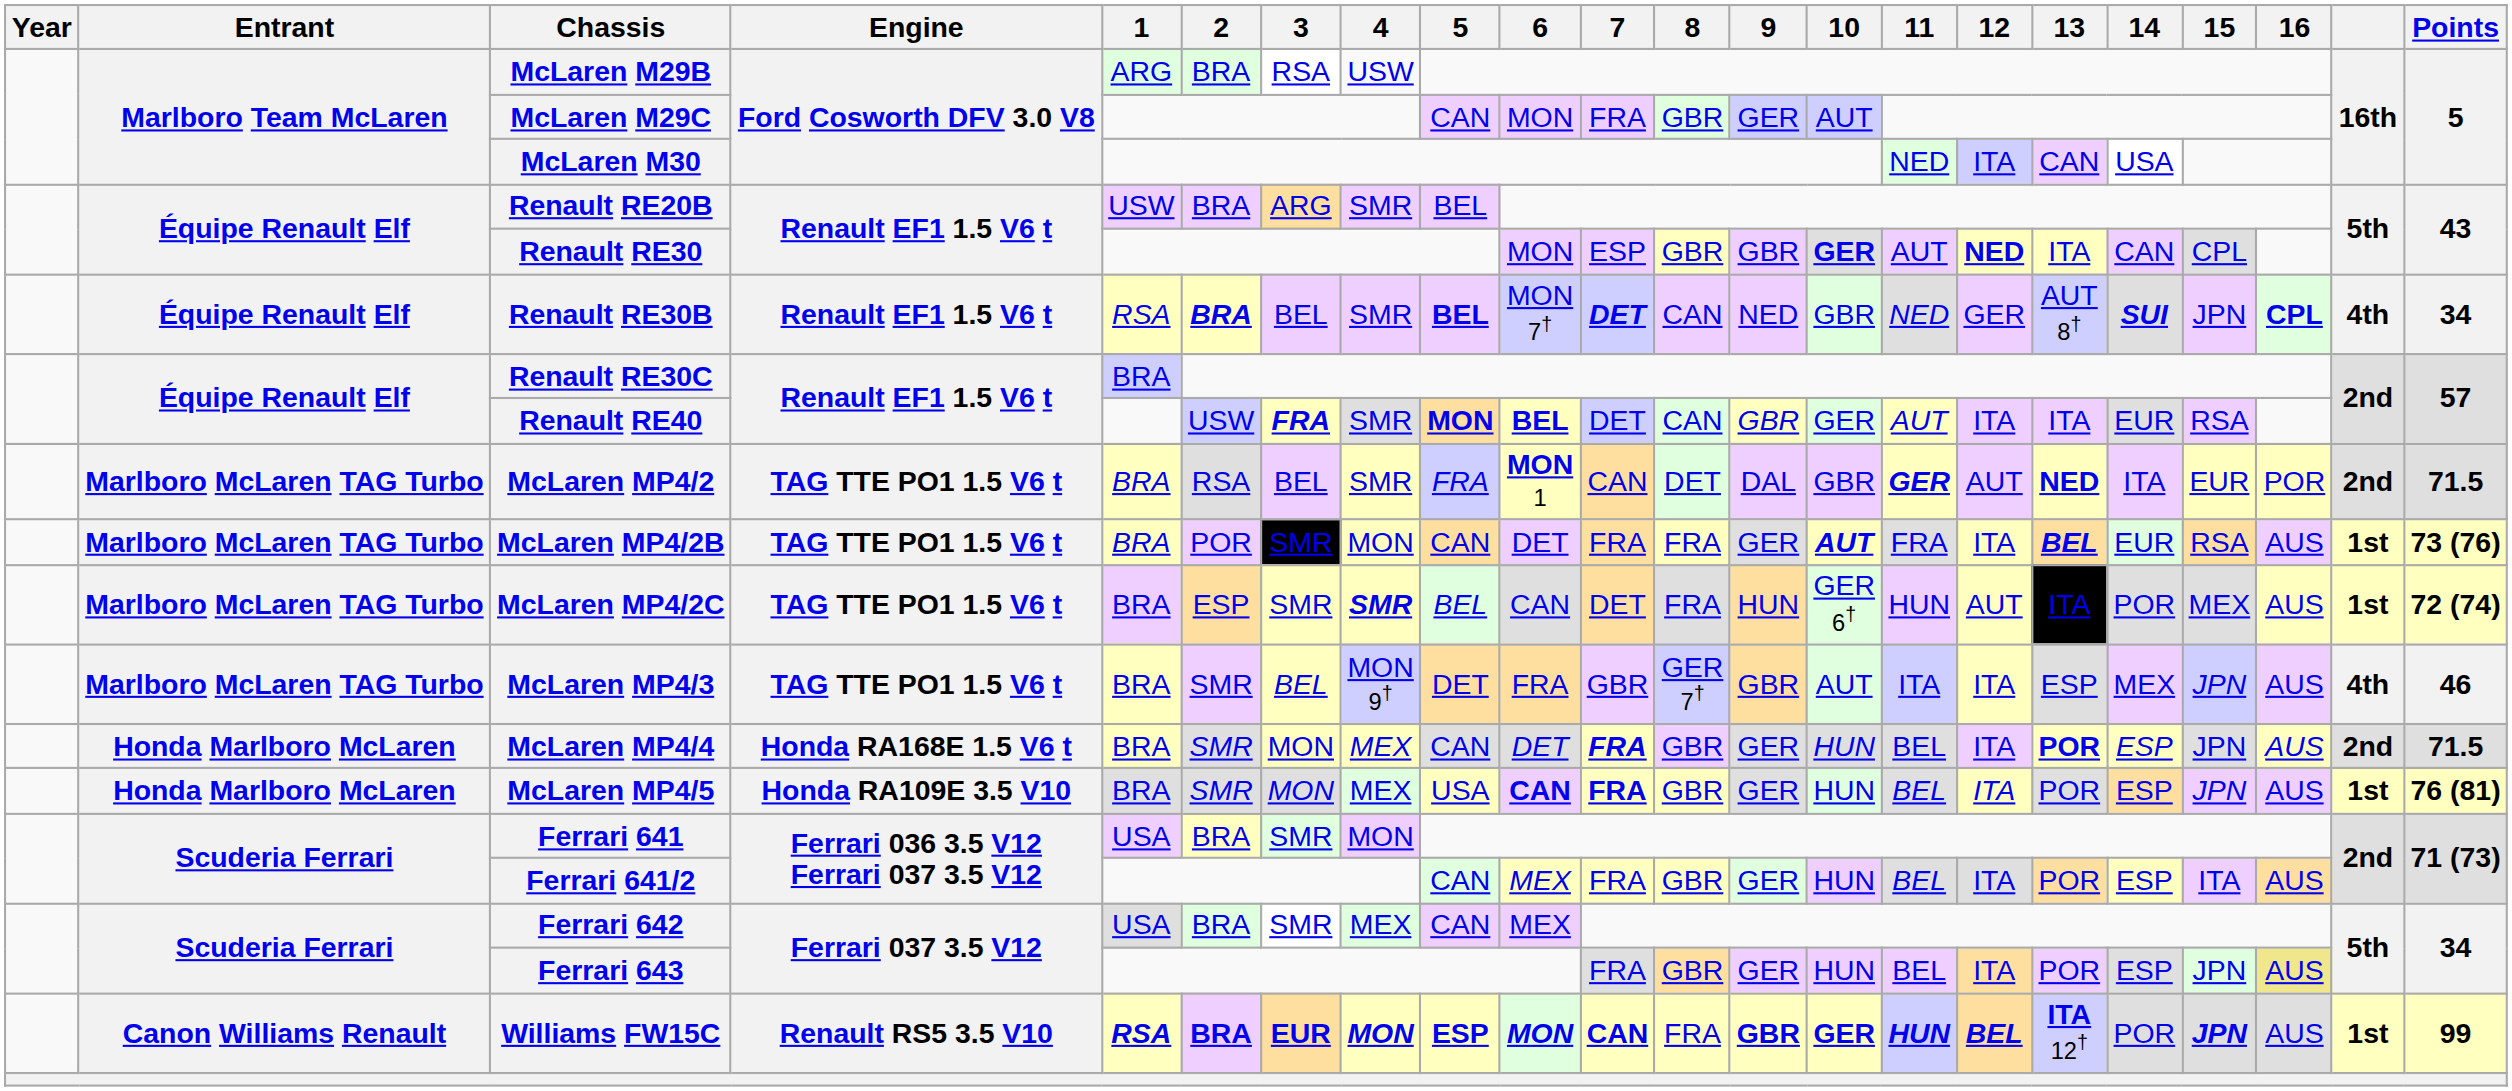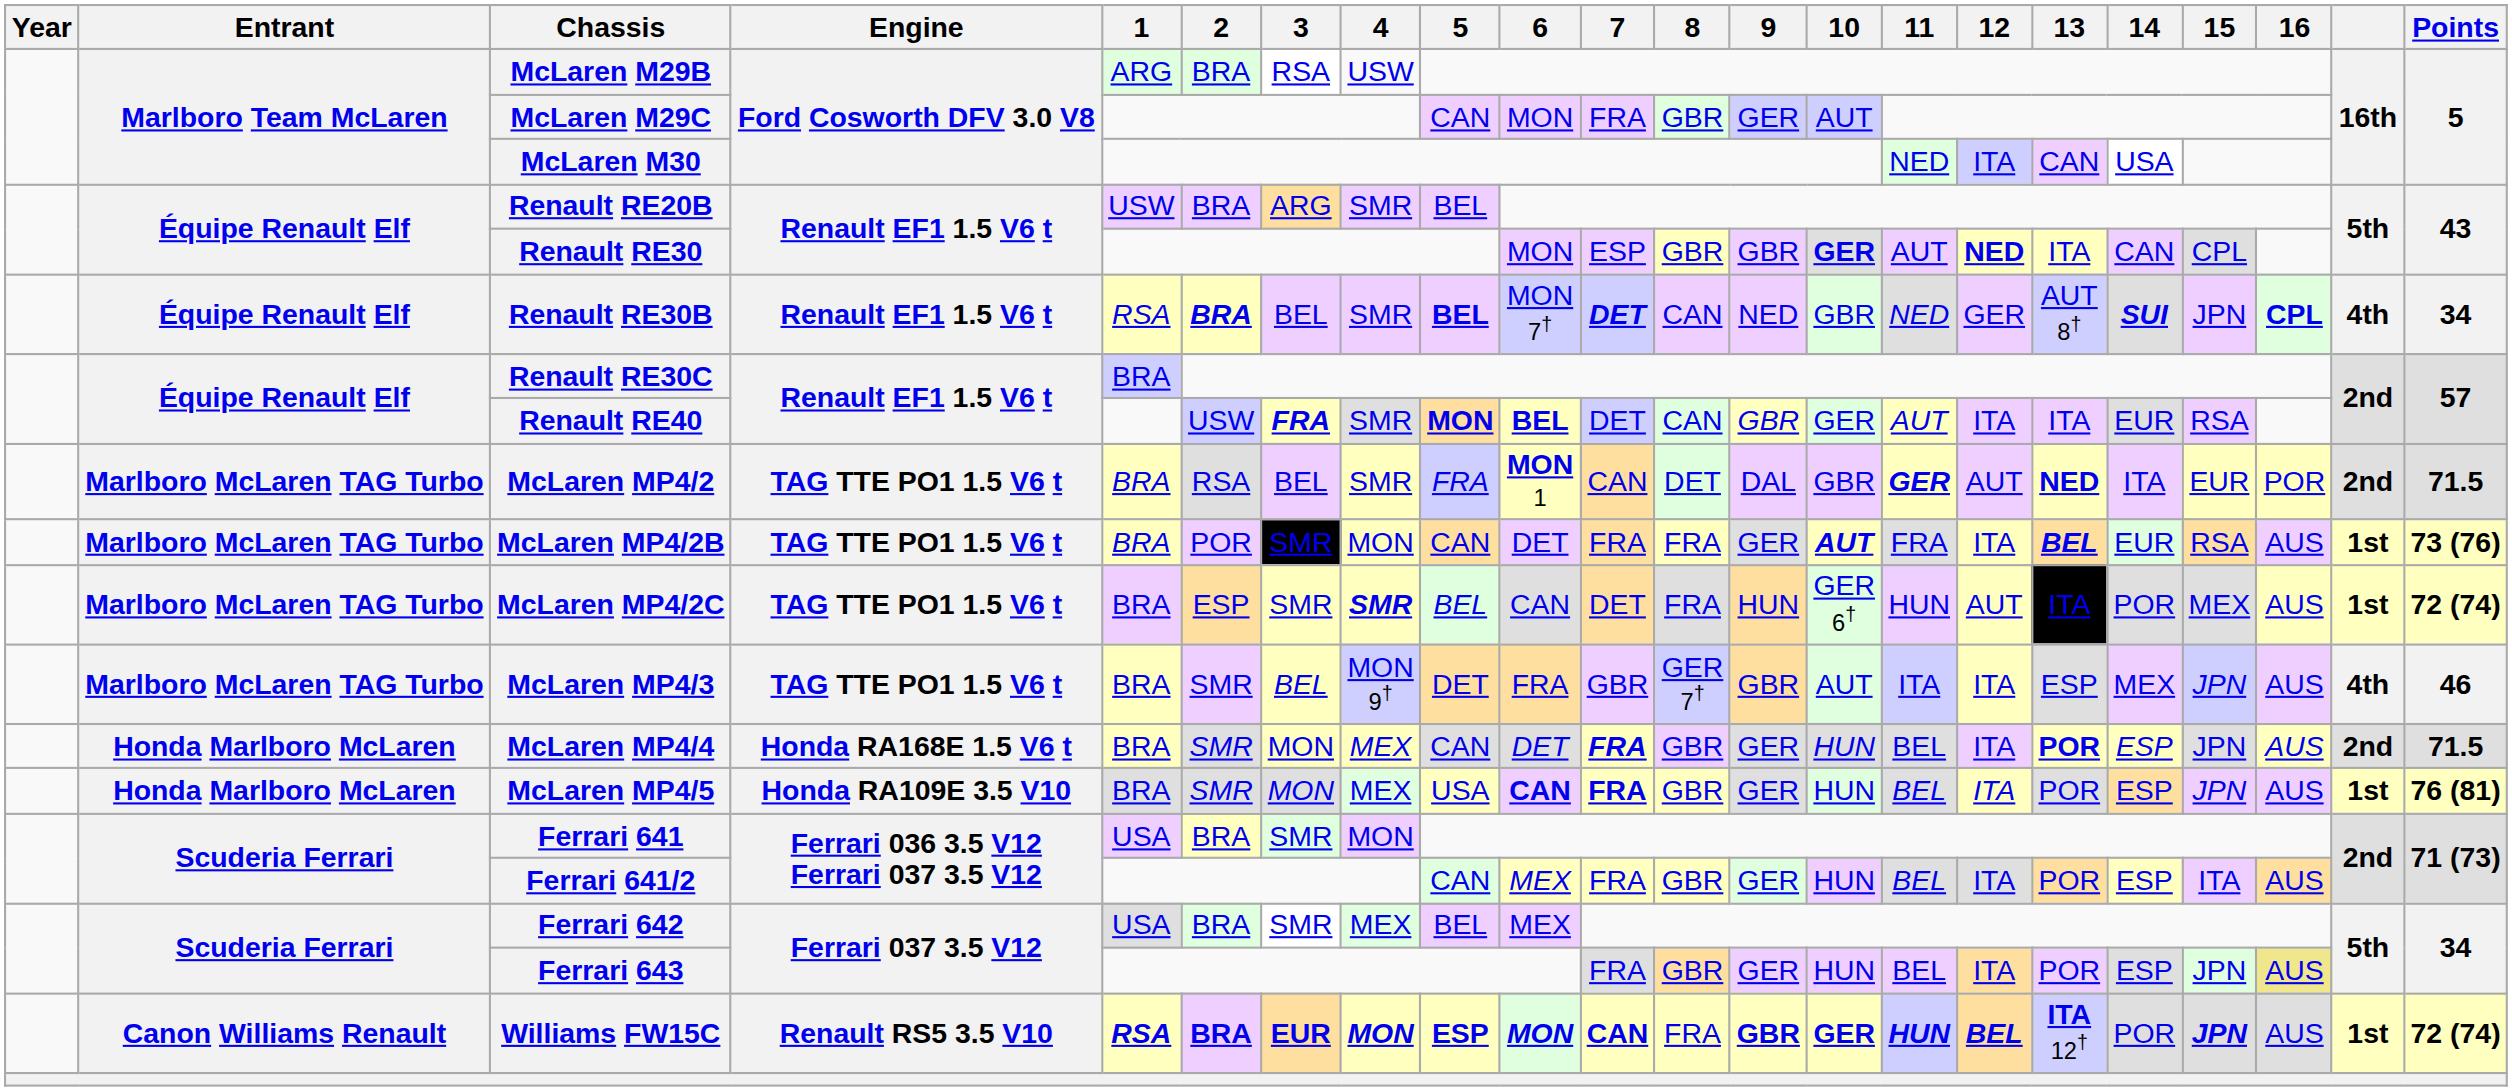(1460, 925) CAN -> (1460, 925) BEL
(2456, 1032) 99 -> (2456, 1032) 72 (74)
